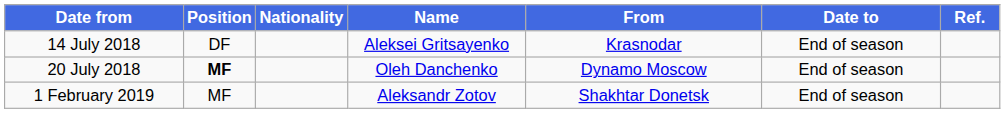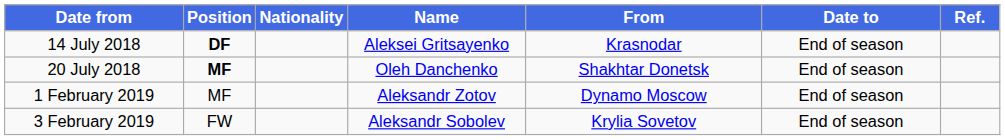(219, 44) normal -> (219, 44) bold
(644, 70) Dynamo Moscow -> (644, 70) Shakhtar Donetsk
(644, 96) Shakhtar Donetsk -> (644, 96) Dynamo Moscow
+ row: (94, 122)
